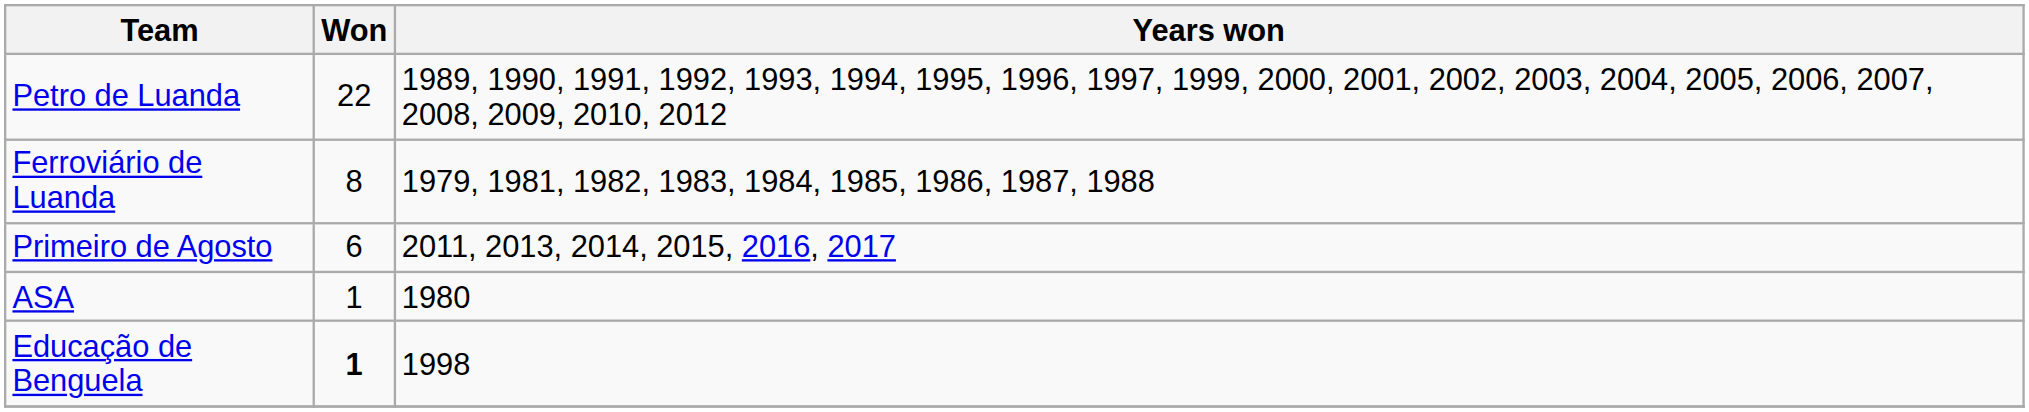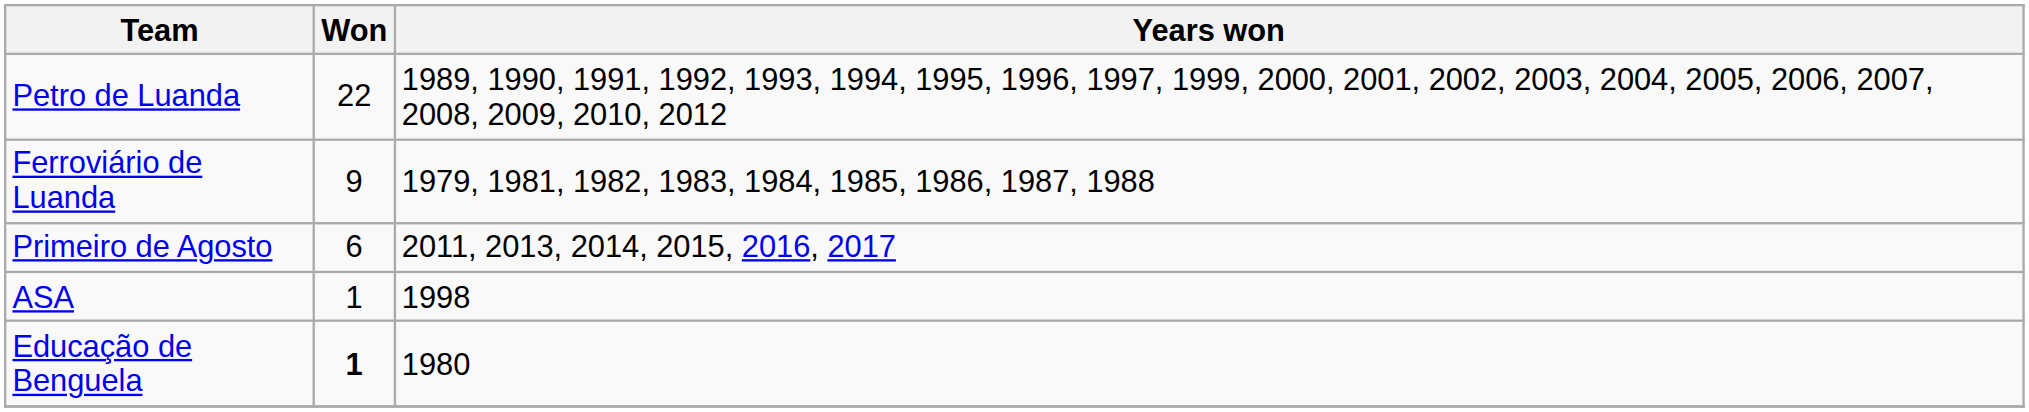(354, 181) 8 -> (354, 181) 9
(436, 297) 1980 -> (436, 297) 1998
(436, 364) 1998 -> (436, 364) 1980
